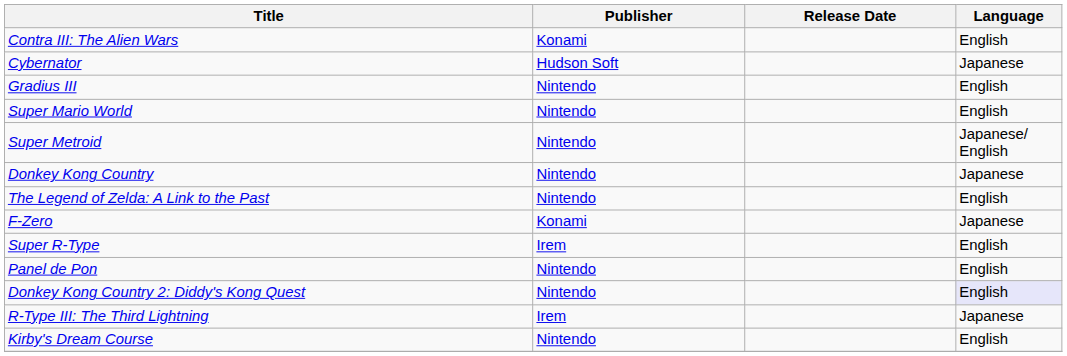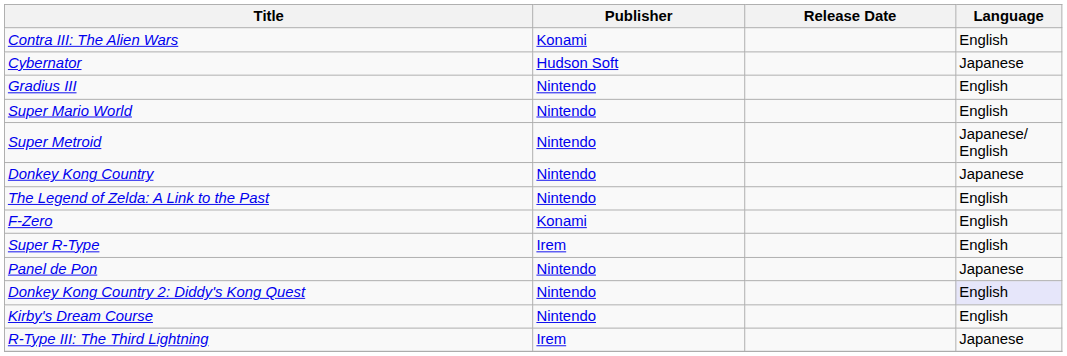(991, 221) Japanese -> (984, 221) English
(984, 269) English -> (991, 269) Japanese
rows swapped: (108, 316) <-> (80, 339)
